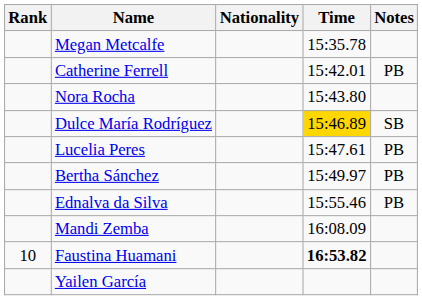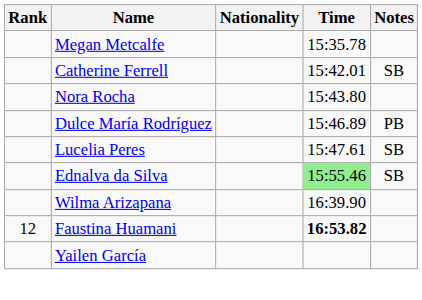(394, 70) PB -> (394, 70) SB
(337, 123) gold background -> (337, 123) no background
(394, 123) SB -> (394, 123) PB
(394, 149) PB -> (394, 149) SB
- row: (107, 176)
(337, 202) no background -> (337, 176) lightgreen background
(394, 202) PB -> (394, 176) SB
- row: (102, 228)
+ row: (113, 202)
(28, 255) 10 -> (28, 228) 12
